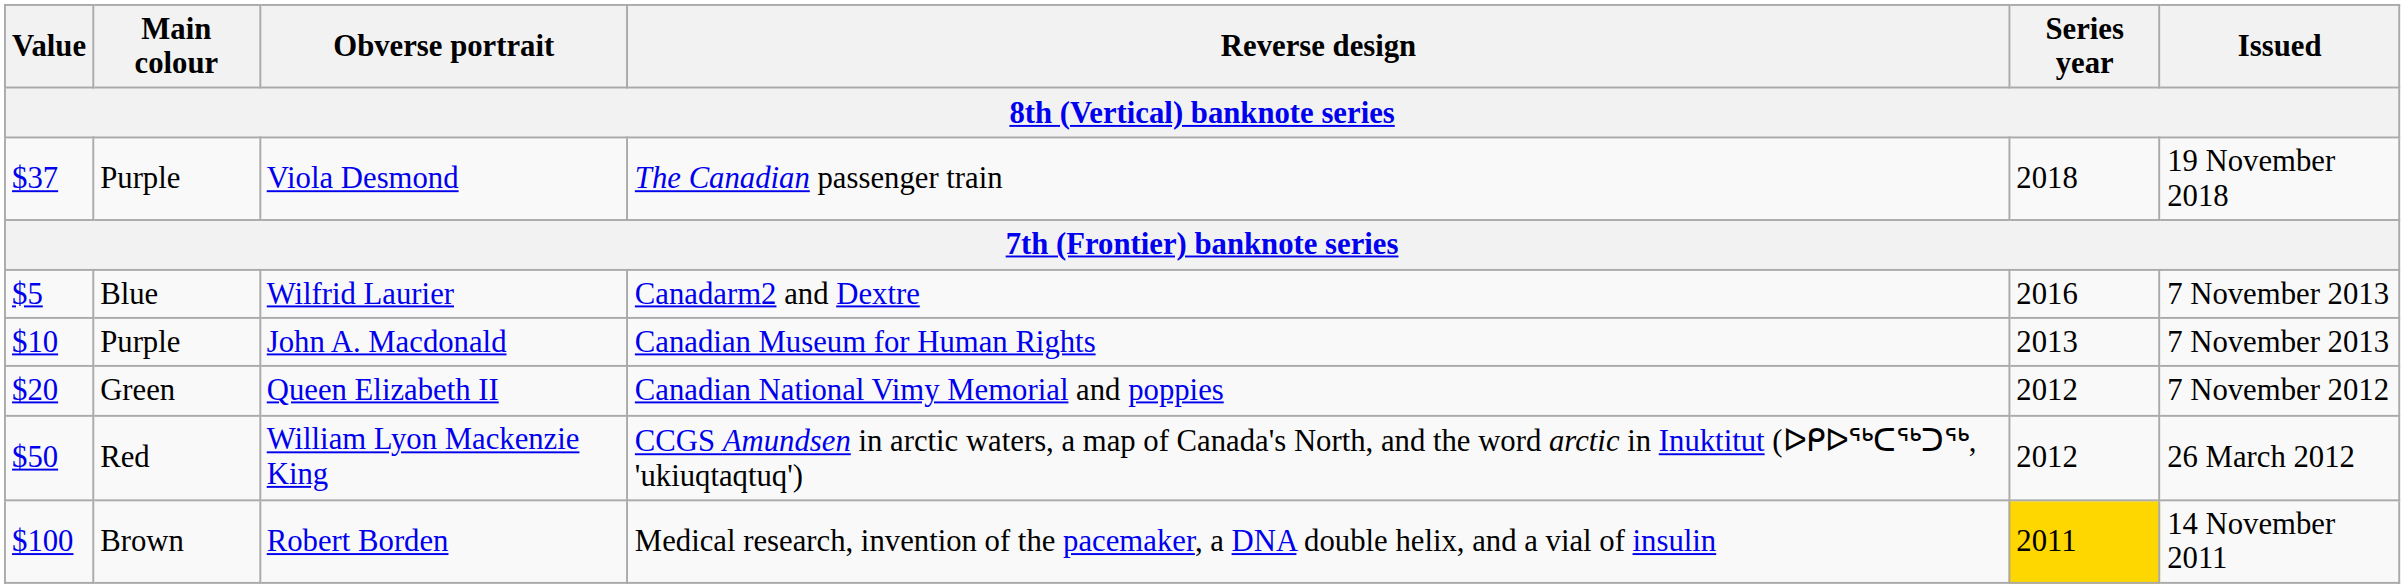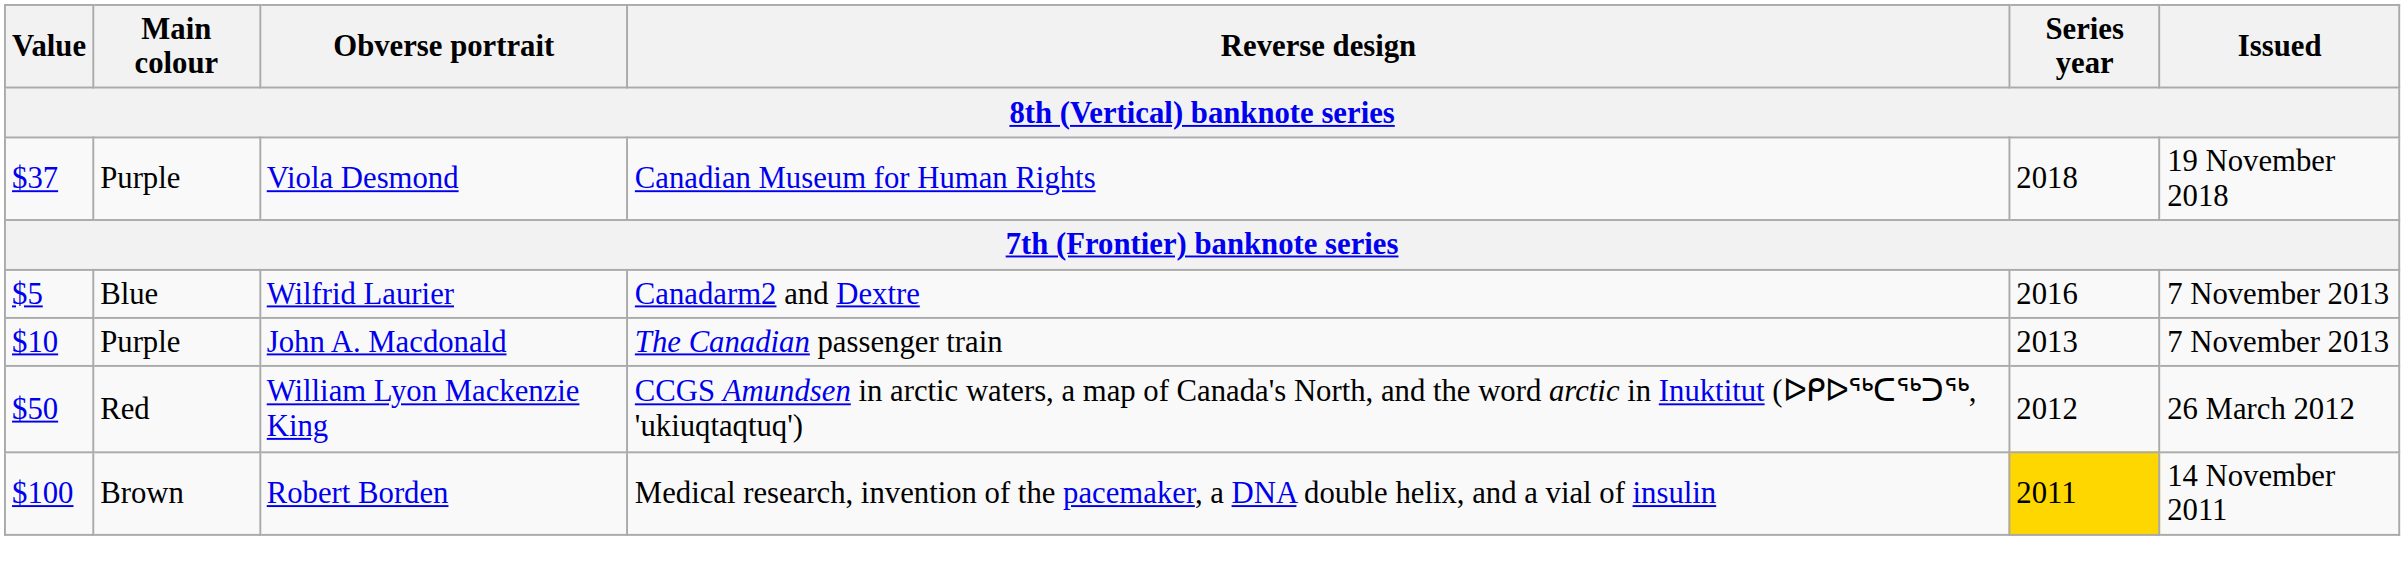(819, 178) The Canadian passenger train -> (865, 178) Canadian Museum for Human Rights
(865, 341) Canadian Museum for Human Rights -> (819, 341) The Canadian passenger train
- row: (383, 390)
